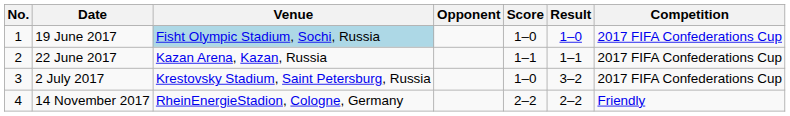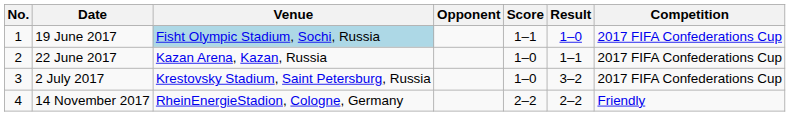(525, 36) 1–0 -> (525, 36) 1–1
(525, 57) 1–1 -> (525, 57) 1–0
